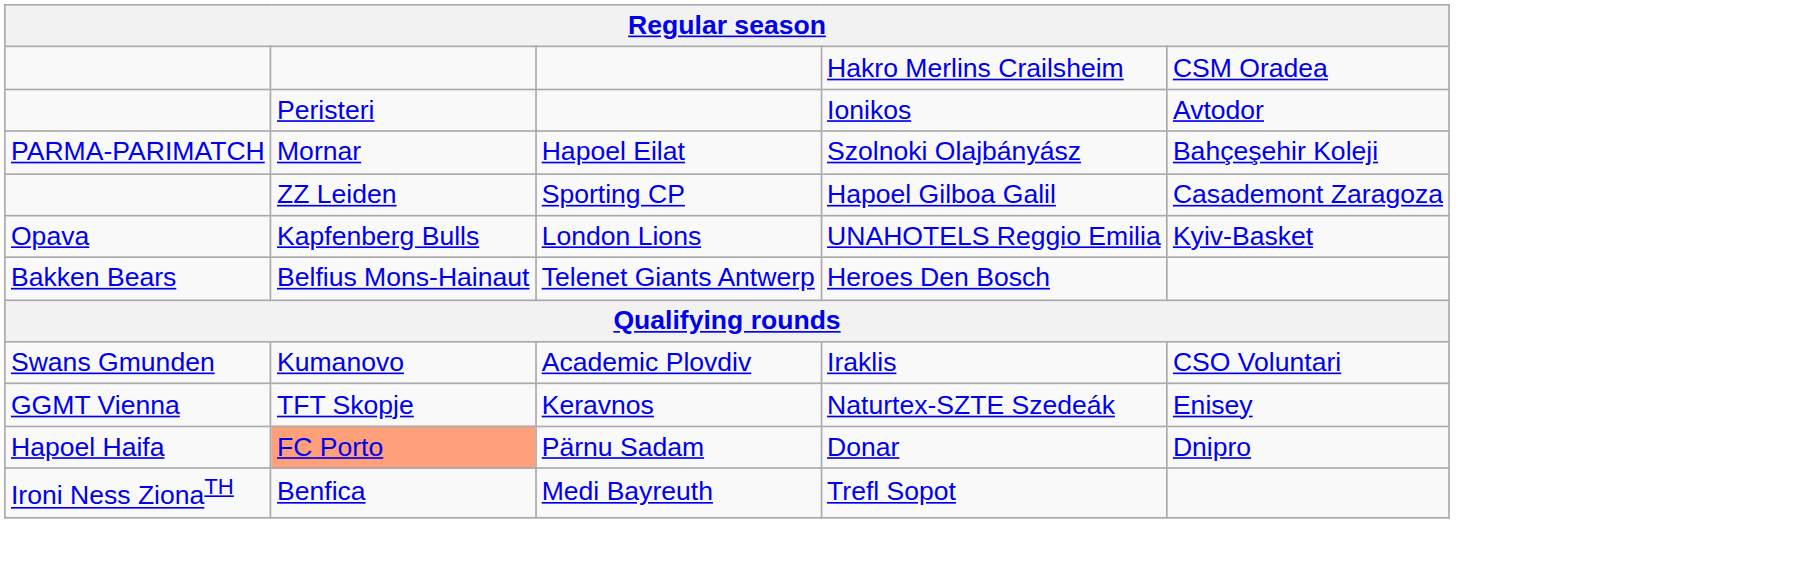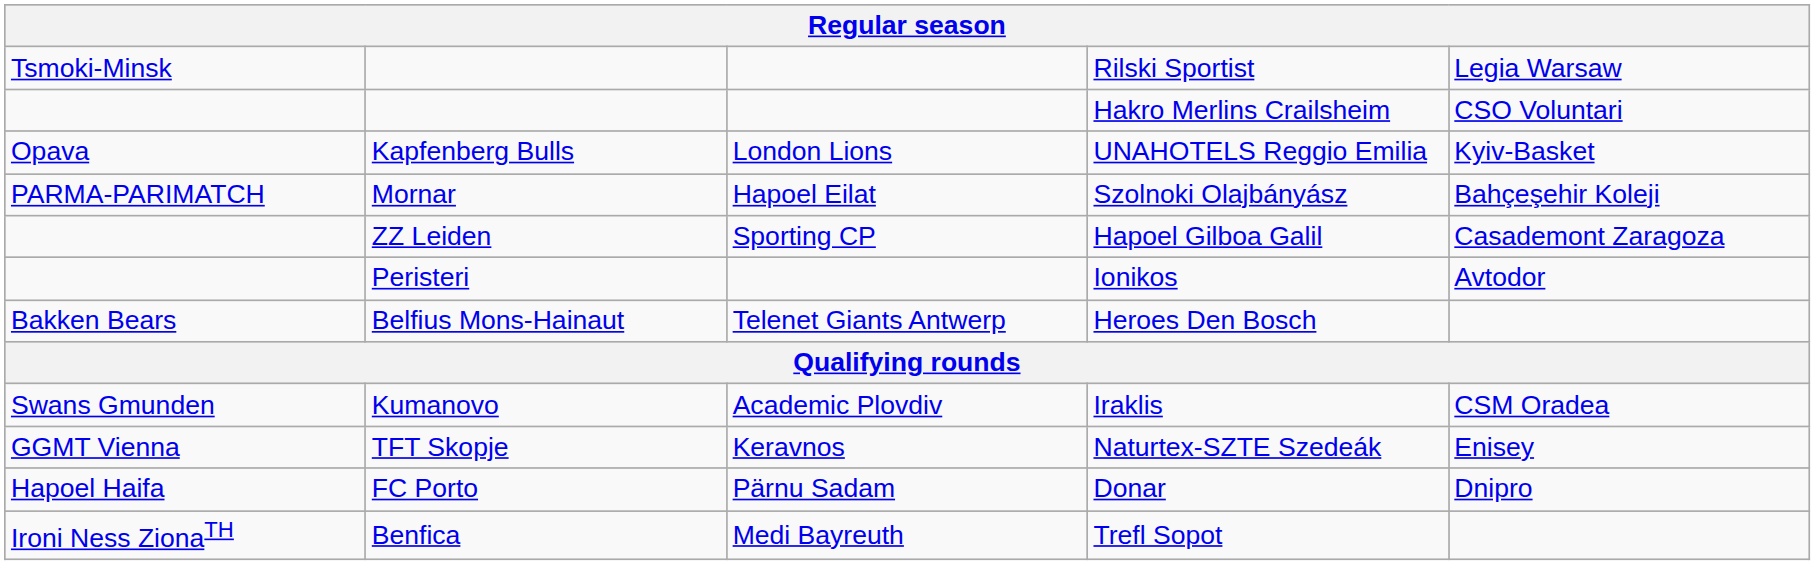+ row: (1174, 67)
(1250, 67) CSM Oradea -> (1538, 109) CSO Voluntari
rows swapped: (869, 109) <-> (994, 236)
(1257, 362) CSO Voluntari -> (1532, 404) CSM Oradea
(330, 446) lightsalmon background -> (425, 488) no background
